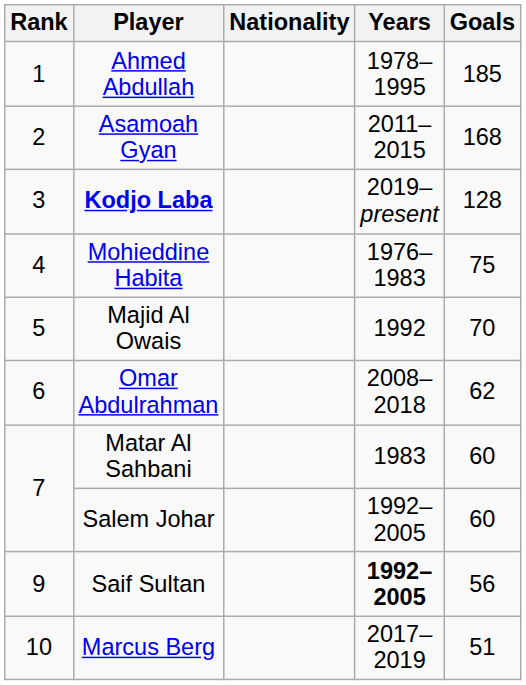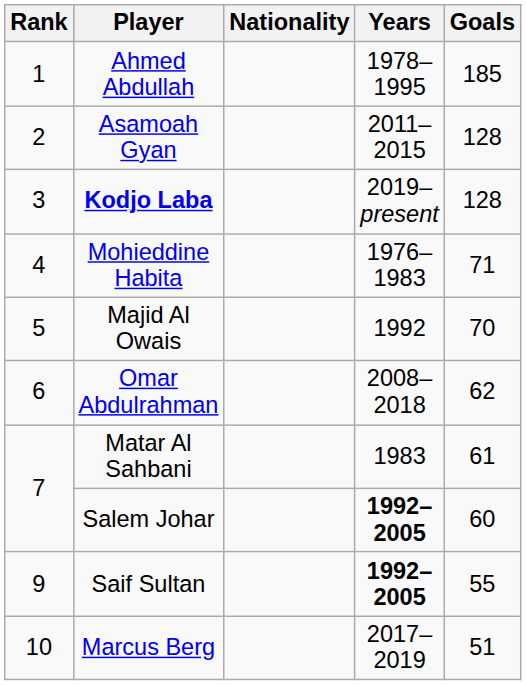(482, 137) 168 -> (482, 137) 128
(482, 264) 75 -> (482, 264) 71
(482, 456) 60 -> (482, 456) 61
(400, 520) normal -> (400, 520) bold
(482, 583) 56 -> (482, 583) 55
